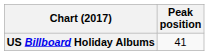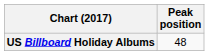(181, 42) 41 -> (181, 42) 48
